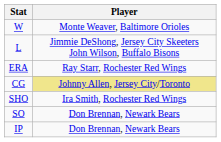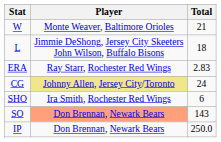+ column: (202, 12)
(124, 114) no background -> (109, 114) lightsalmon background
